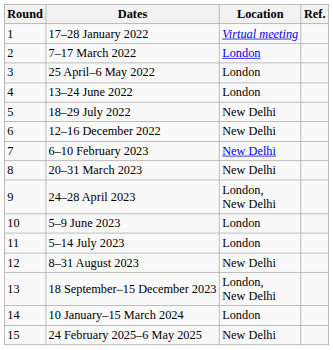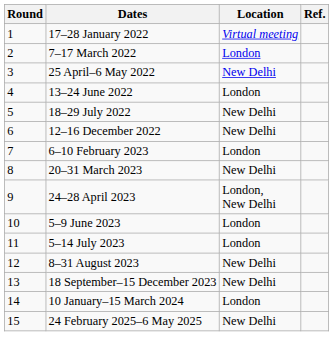(241, 72) London -> (249, 72) New Delhi
(249, 151) New Delhi -> (241, 151) London
(249, 289) London, New Delhi -> (249, 282) New Delhi
